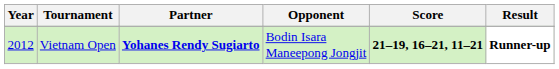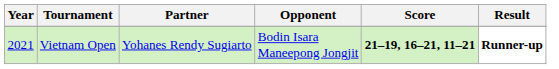(21, 45) 2012 -> (21, 45) 2021
(191, 45) bold -> (187, 45) normal
